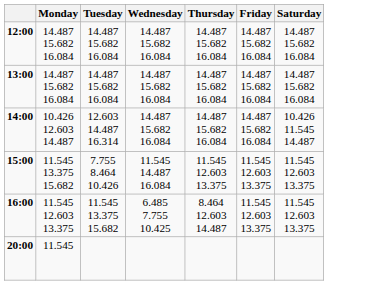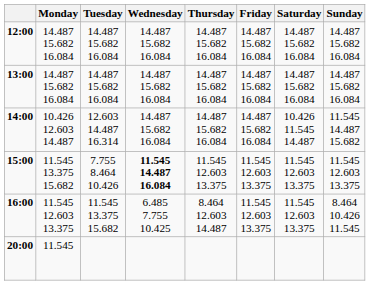+ column: (345, 13)
(155, 172) normal -> (155, 172) bold
